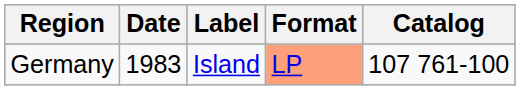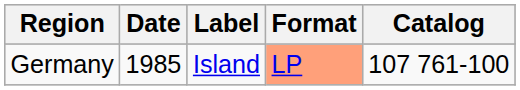(153, 64) 1983 -> (153, 64) 1985
